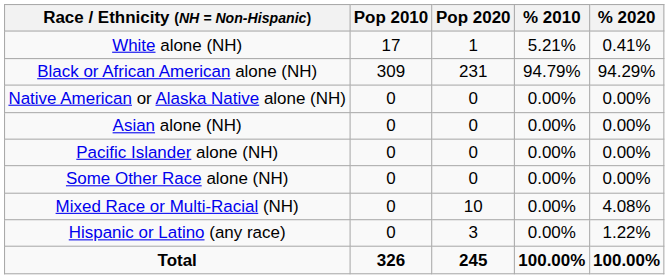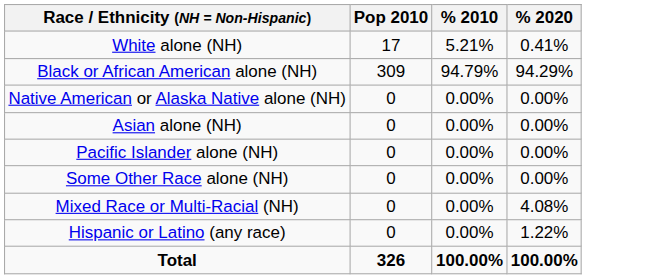- column: (473, 17)
